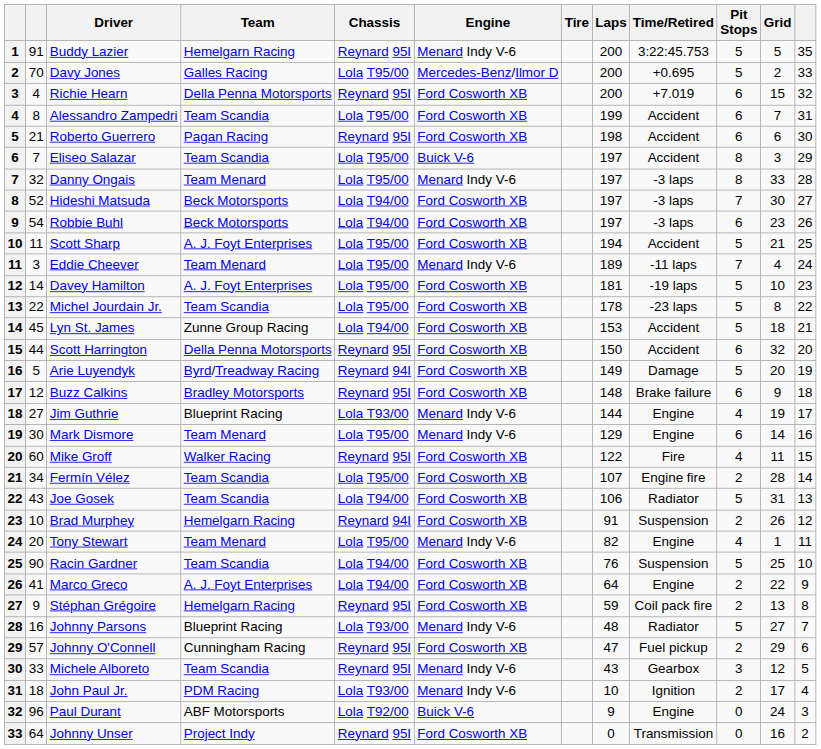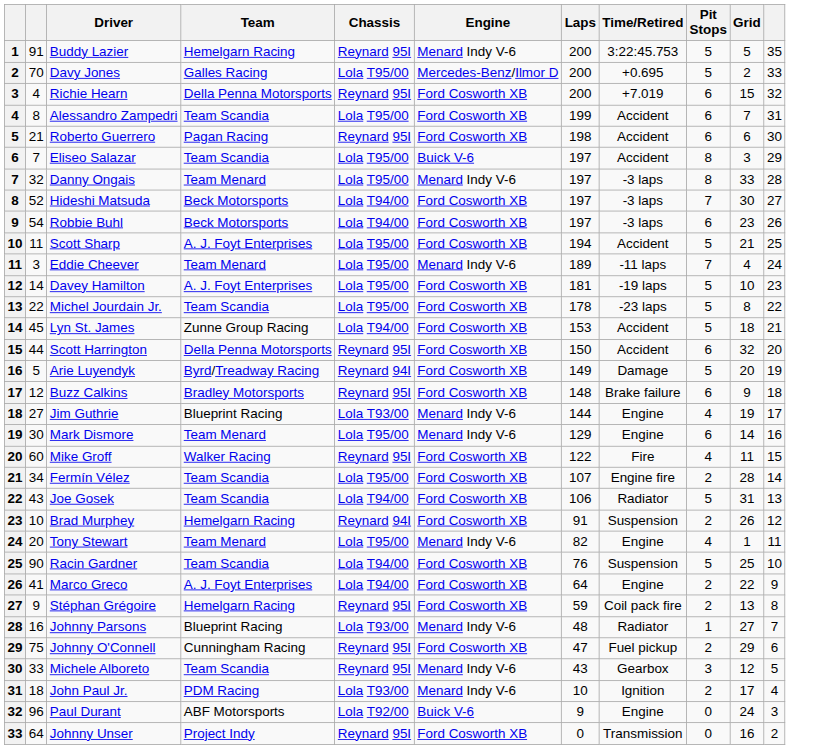- column: (577, 22)
(739, 627) 5 -> (708, 627) 1
(36, 648) 57 -> (36, 648) 75
